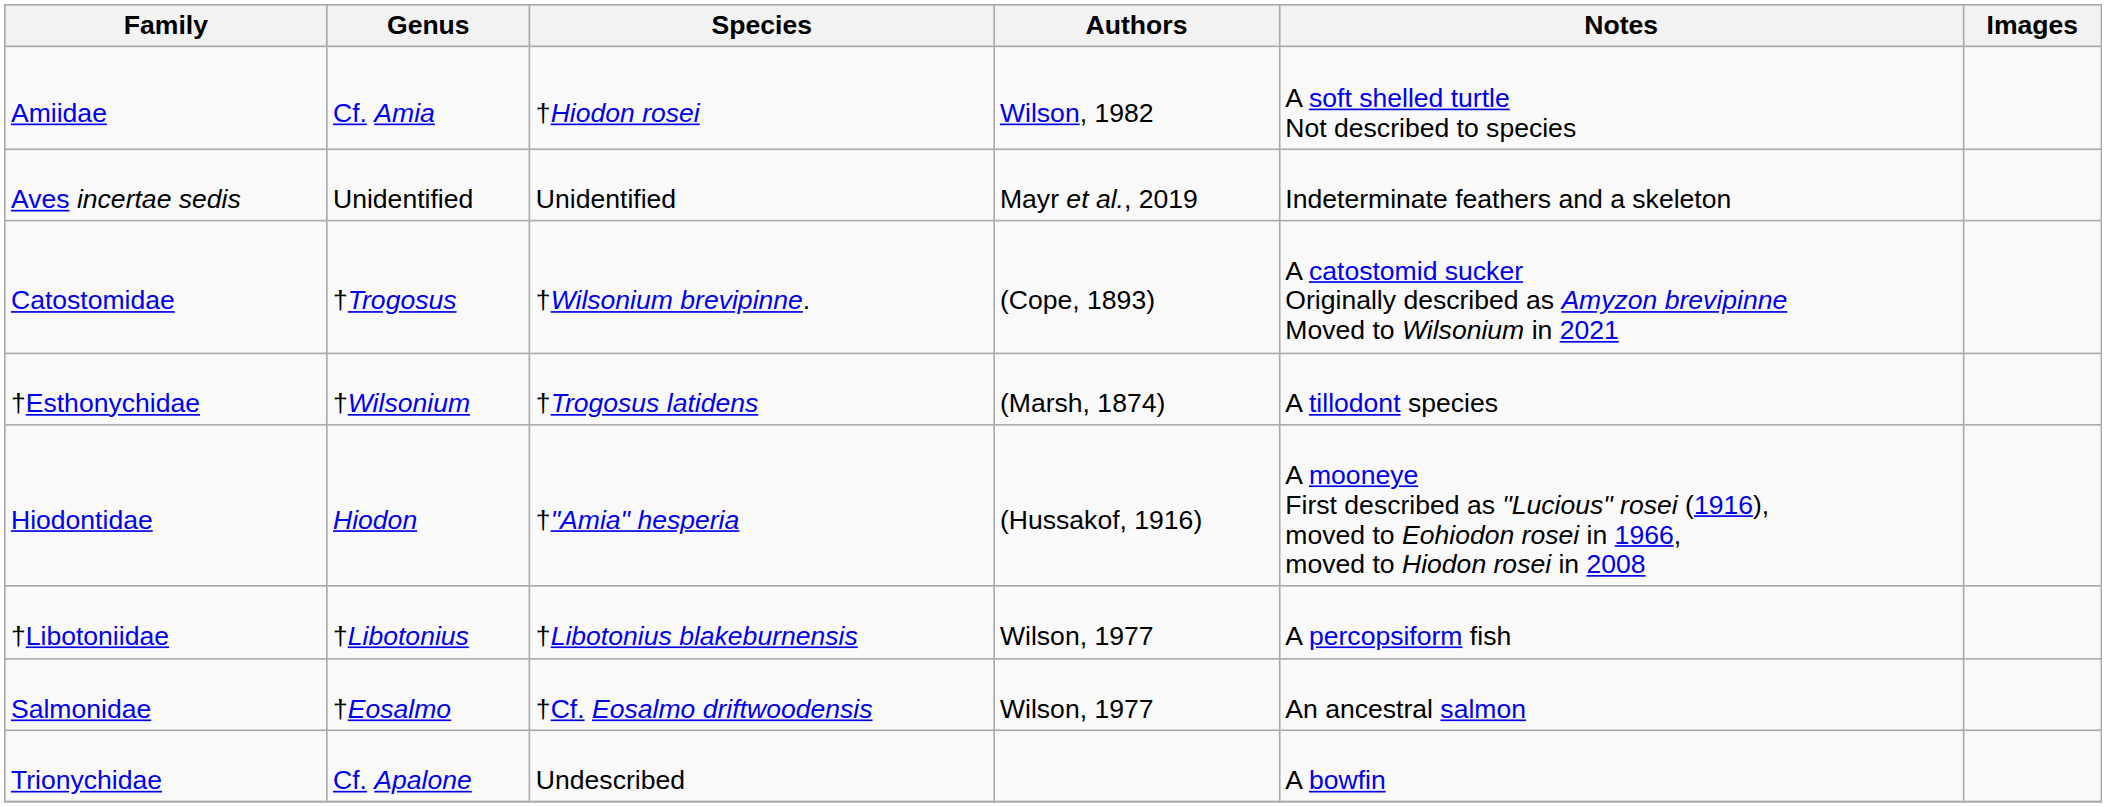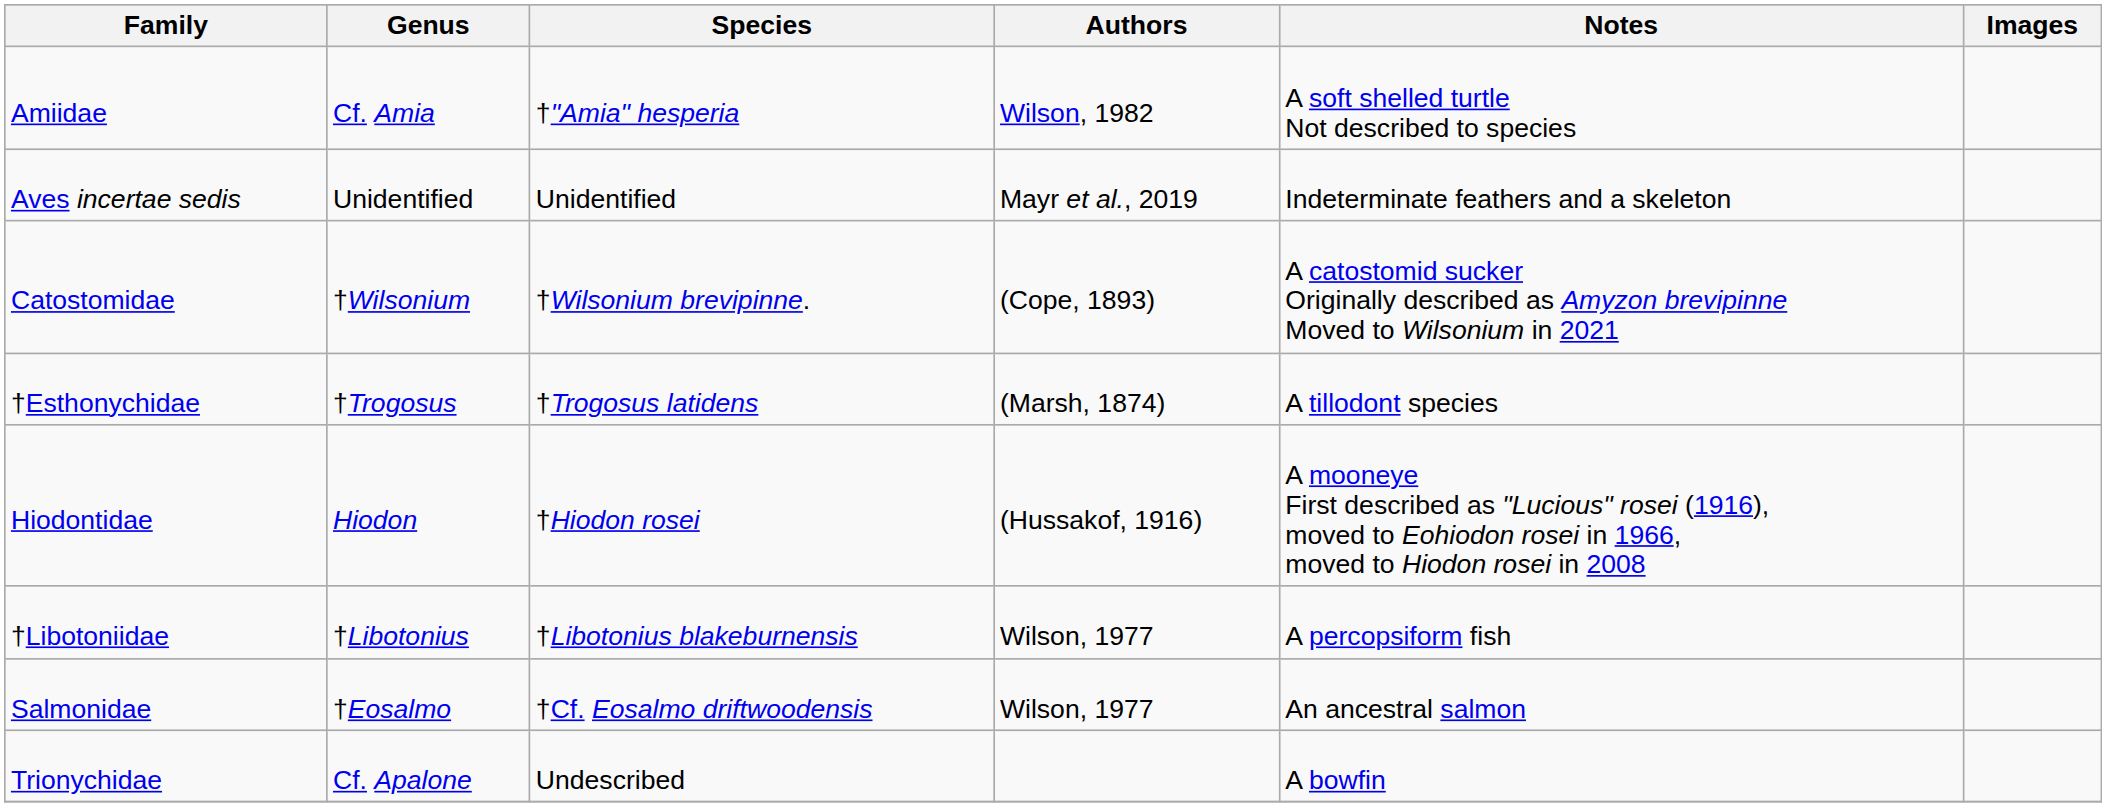(618, 112) †Hiodon rosei -> (638, 112) †"Amia" hesperia
(395, 301) †Trogosus -> (402, 301) †Wilsonium
(402, 403) †Wilsonium -> (395, 403) †Trogosus
(638, 520) †"Amia" hesperia -> (618, 520) †Hiodon rosei
